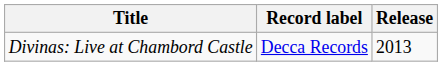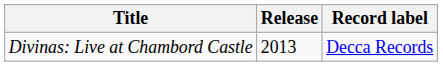columns swapped: (405, 18) <-> (314, 18)
